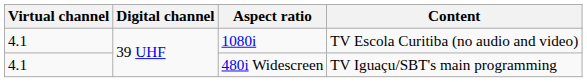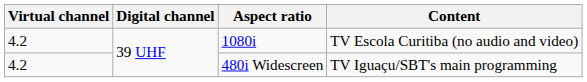(17, 40) 4.1 -> (17, 40) 4.2
(17, 64) 4.1 -> (17, 64) 4.2
